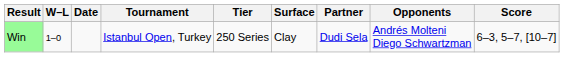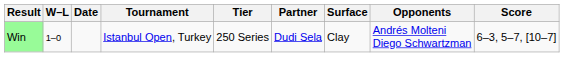columns swapped: (294, 13) <-> (344, 13)
